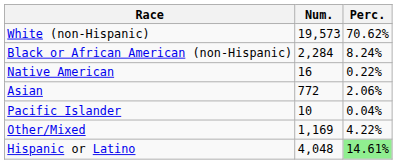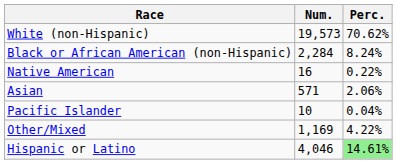(308, 91) 772 -> (308, 91) 571
(316, 149) 4,048 -> (316, 149) 4,046
